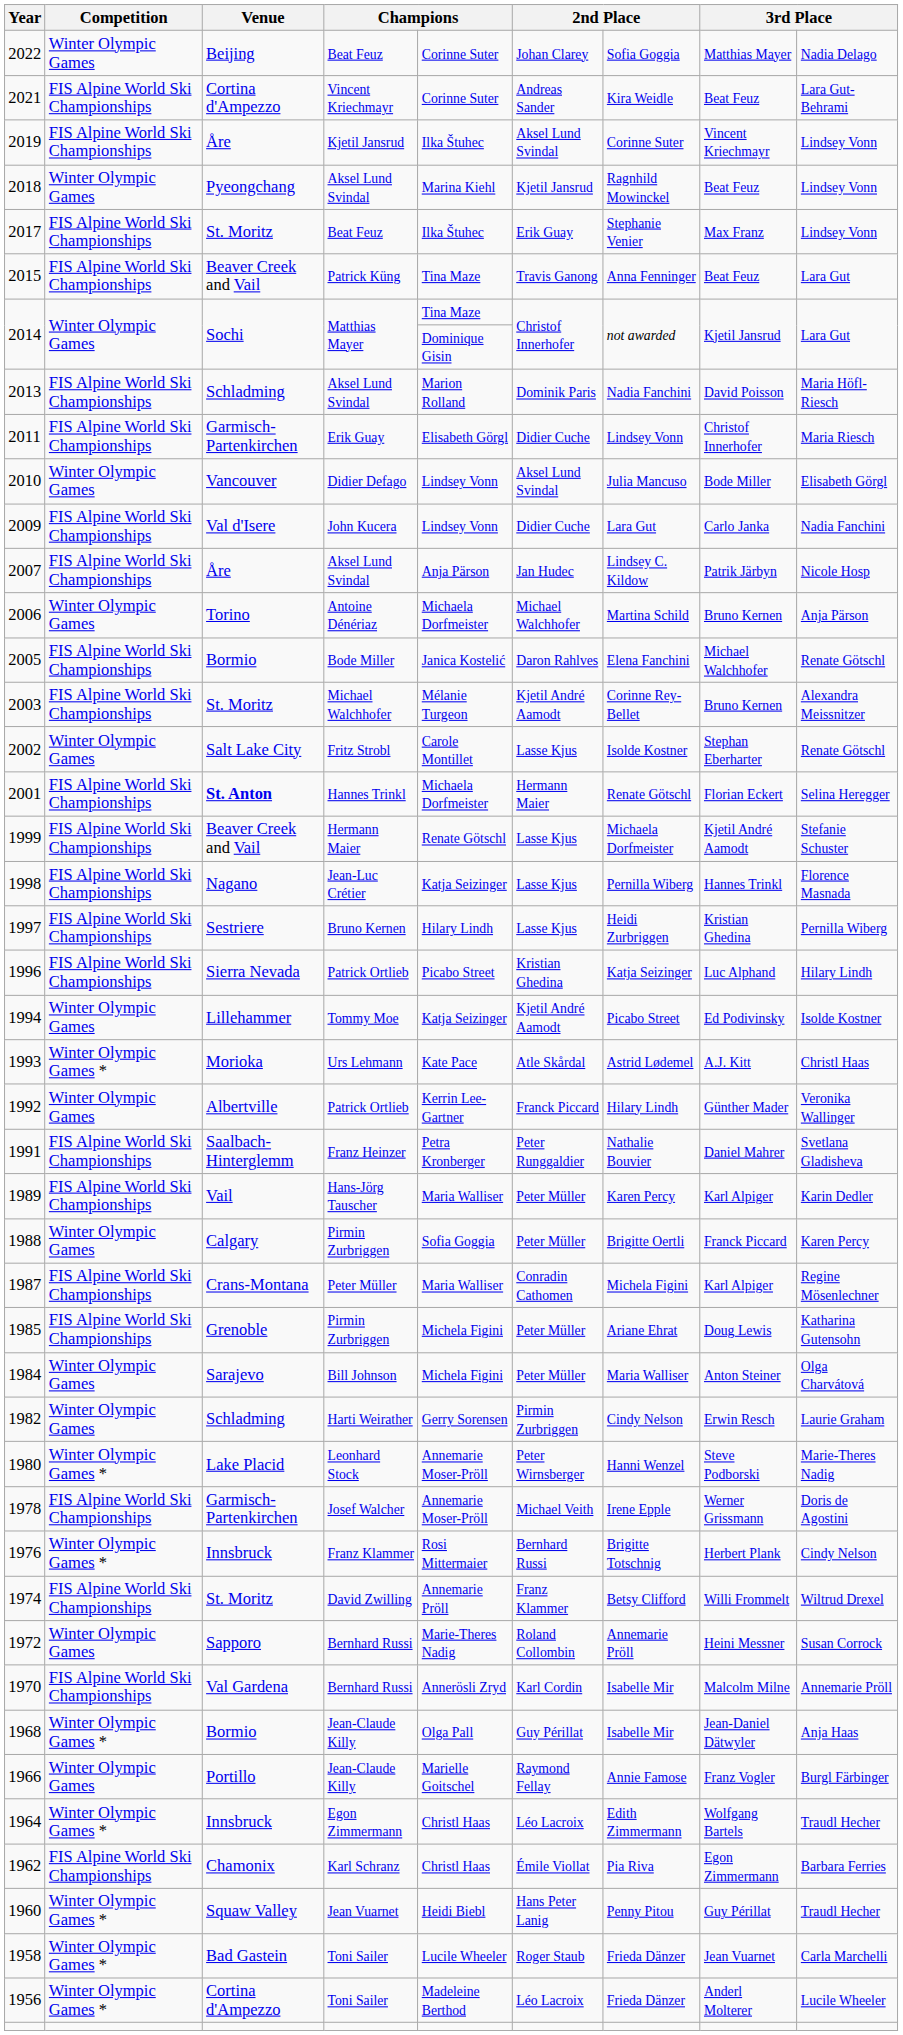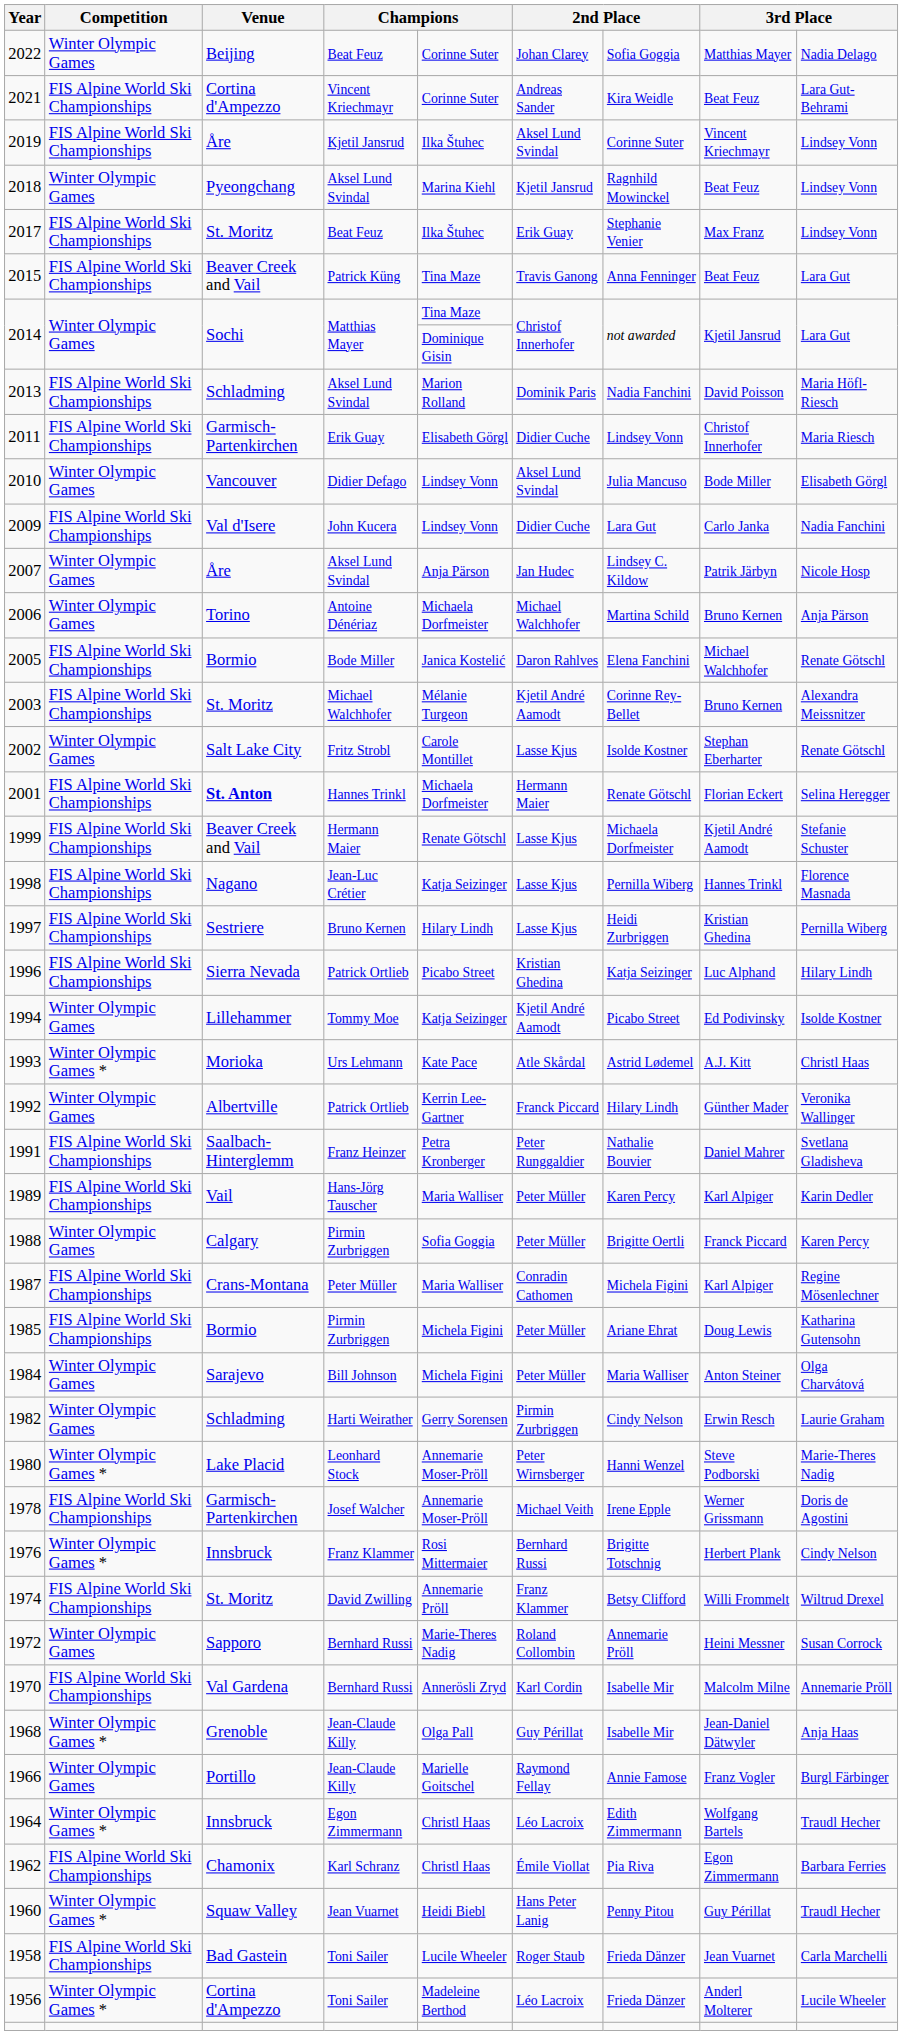(120, 570) FIS Alpine World Ski Championships -> (102, 570) Winter Olympic Games
(237, 1330) Grenoble -> (231, 1330) Bormio
(231, 1732) Bormio -> (237, 1732) Grenoble
(102, 1955) Winter Olympic Games * -> (120, 1955) FIS Alpine World Ski Championships
